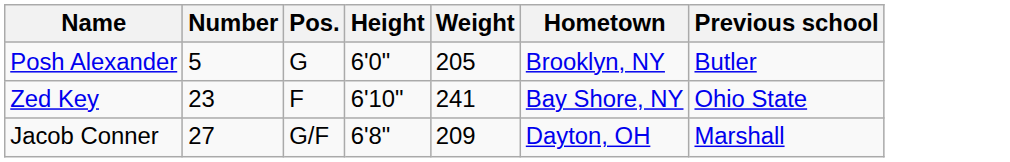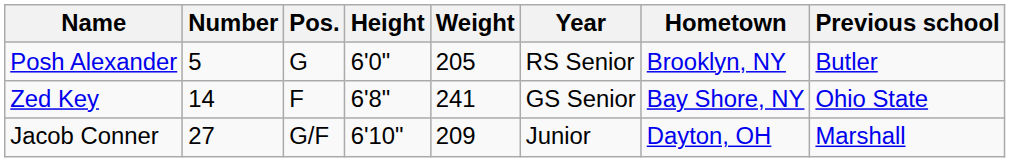+ column: (581, 23)
(201, 99) 23 -> (201, 99) 14
(377, 99) 6'10" -> (370, 99) 6'8"
(370, 136) 6'8" -> (377, 136) 6'10"
